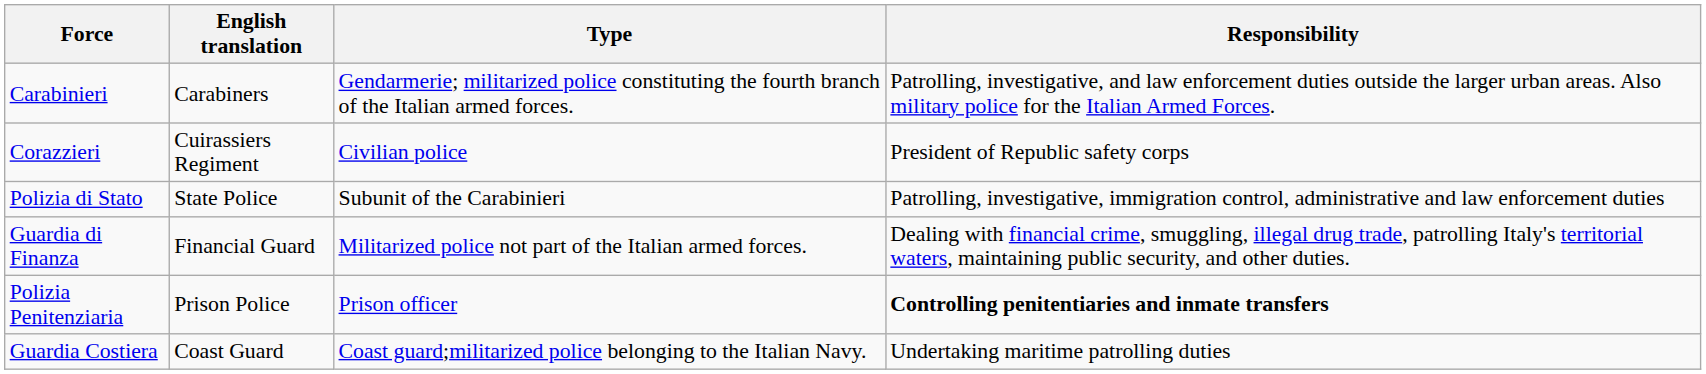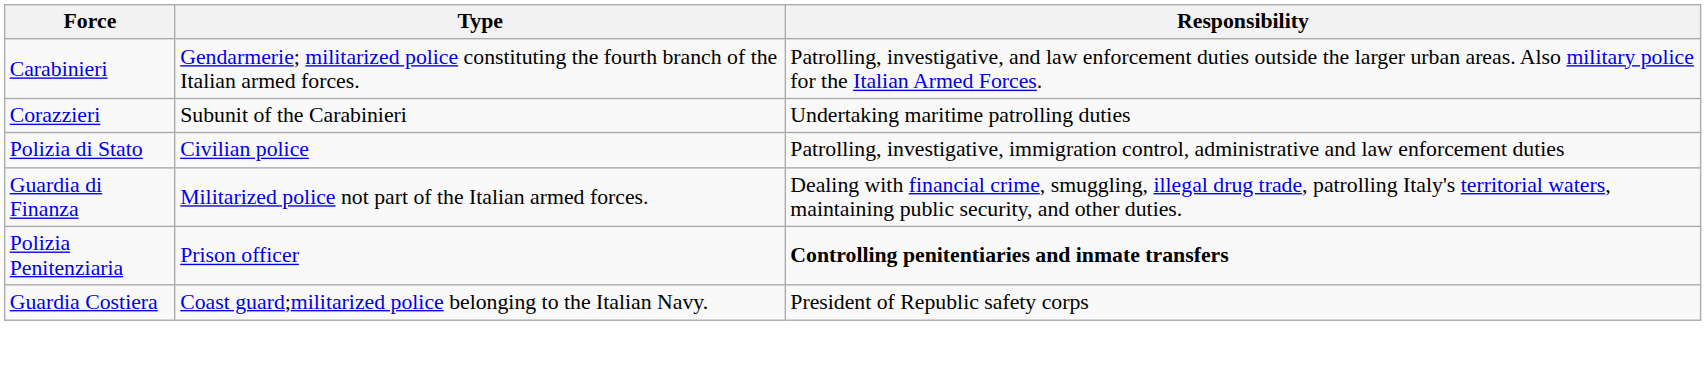- column: (251, 33)
(403, 151) Civilian police -> (294, 115) Subunit of the Carabinieri
(1040, 151) President of Republic safety corps -> (960, 115) Undertaking maritime patrolling duties
(452, 198) Subunit of the Carabinieri -> (245, 149) Civilian police
(1060, 351) Undertaking maritime patrolling duties -> (940, 302) President of Republic safety corps
